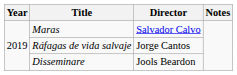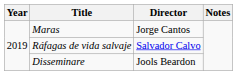(168, 29) Salvador Calvo -> (163, 29) Jorge Cantos
(163, 45) Jorge Cantos -> (168, 45) Salvador Calvo
